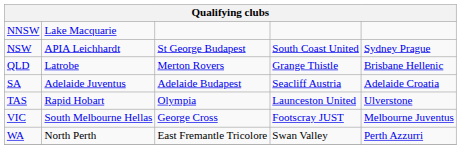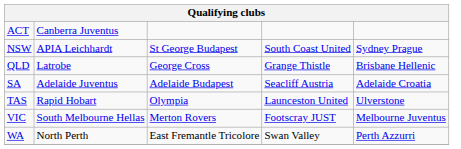+ row: (18, 30)
- row: (23, 30)
(191, 65) Merton Rovers -> (180, 65) George Cross
(188, 118) George Cross -> (183, 118) Merton Rovers
